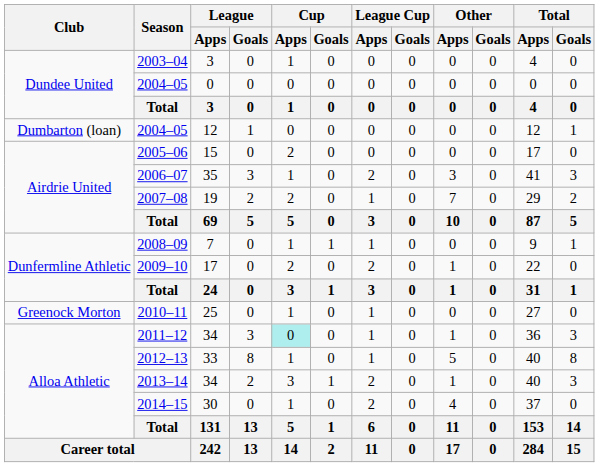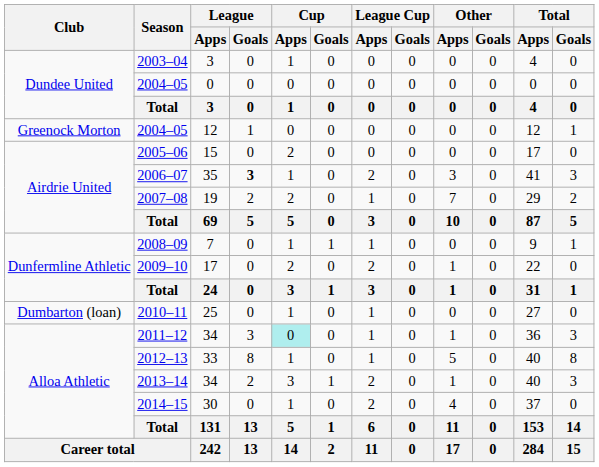(69, 130) Dumbarton (loan) -> (69, 130) Greenock Morton
(250, 175) normal -> (250, 175) bold
(69, 312) Greenock Morton -> (69, 312) Dumbarton (loan)
